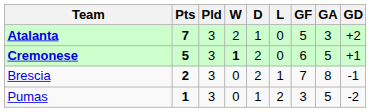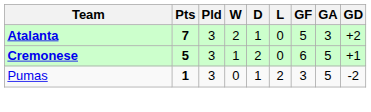(236, 55) bold -> (236, 55) normal
- row: (29, 76)
